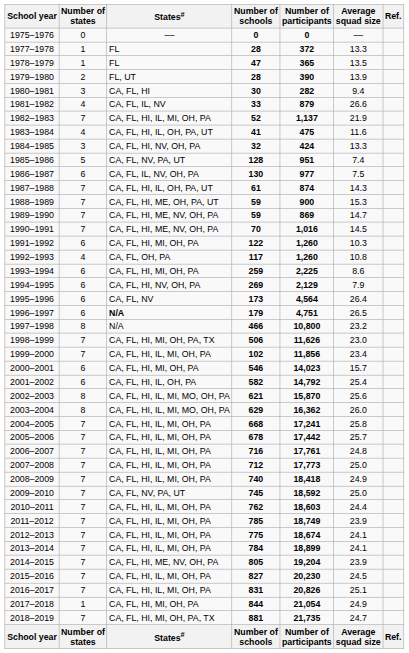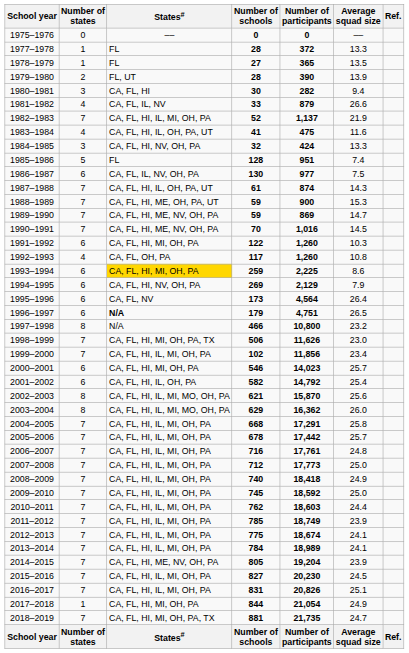(256, 63) 47 -> (256, 63) 27
(147, 160) CA, FL, NV, PA, UT -> (114, 160) FL
(154, 271) no background -> (154, 271) gold background
(358, 368) 15.7 -> (358, 368) 25.7
(307, 424) 17,241 -> (307, 424) 17,291
(147, 493) CA, FL, NV, PA, UT -> (160, 493) CA, FL, HI, IL, MI, OH, PA
(307, 549) 18,899 -> (307, 549) 18,989
